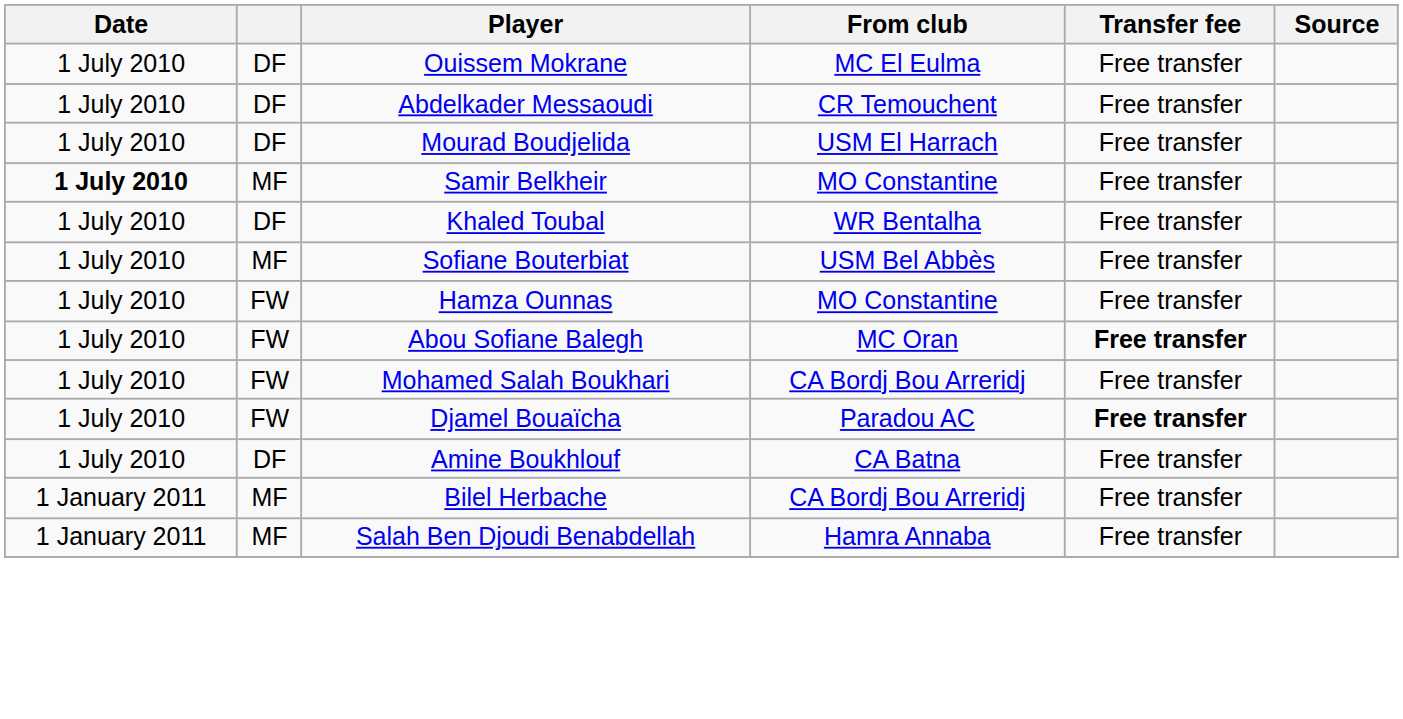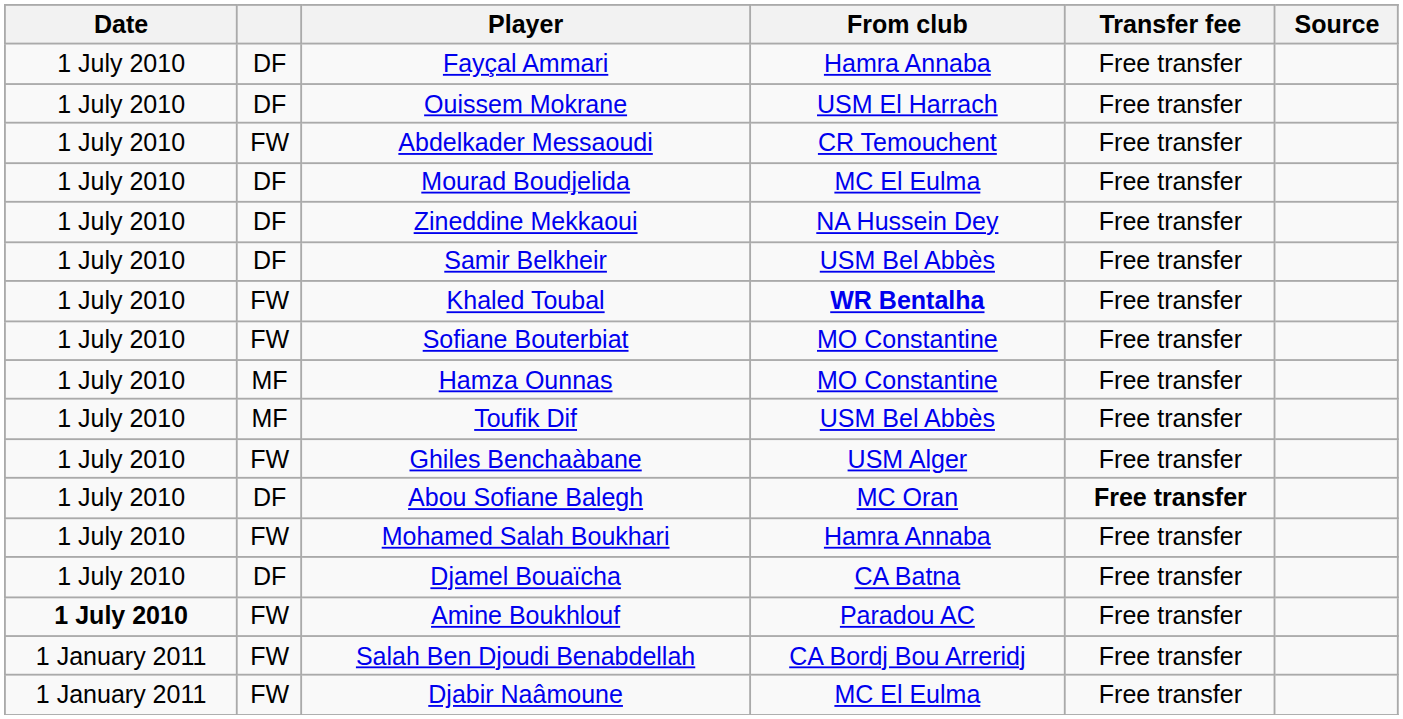+ row: (526, 64)
(907, 64) MC El Eulma -> (907, 103) USM El Harrach
(270, 103) DF -> (270, 143) FW
(907, 143) USM El Harrach -> (907, 182) MC El Eulma
+ row: (526, 221)
(121, 182) bold -> (121, 261) normal
(270, 182) MF -> (270, 261) DF
(907, 182) MO Constantine -> (907, 261) USM Bel Abbès
(270, 221) DF -> (270, 300) FW
(907, 221) normal -> (907, 300) bold
(270, 261) MF -> (270, 340) FW
(907, 261) USM Bel Abbès -> (907, 340) MO Constantine
(270, 300) FW -> (270, 379) MF
+ row: (526, 419)
+ row: (526, 458)
(270, 340) FW -> (270, 498) DF
(907, 379) CA Bordj Bou Arreridj -> (907, 537) Hamra Annaba
(270, 419) FW -> (270, 576) DF
(907, 419) Paradou AC -> (907, 576) CA Batna
(1170, 419) bold -> (1170, 576) normal
(121, 458) normal -> (121, 616) bold
(270, 458) DF -> (270, 616) FW
(907, 458) CA Batna -> (907, 616) Paradou AC
- row: (526, 498)
(270, 537) MF -> (270, 655) FW
(907, 537) Hamra Annaba -> (907, 655) CA Bordj Bou Arreridj
+ row: (526, 695)
